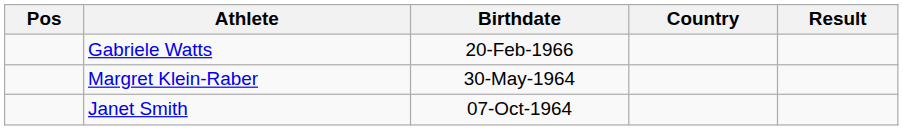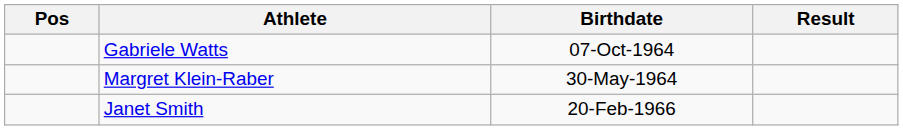- column: (703, 19)
(519, 49) 20-Feb-1966 -> (622, 49) 07-Oct-1964
(519, 109) 07-Oct-1964 -> (622, 109) 20-Feb-1966
